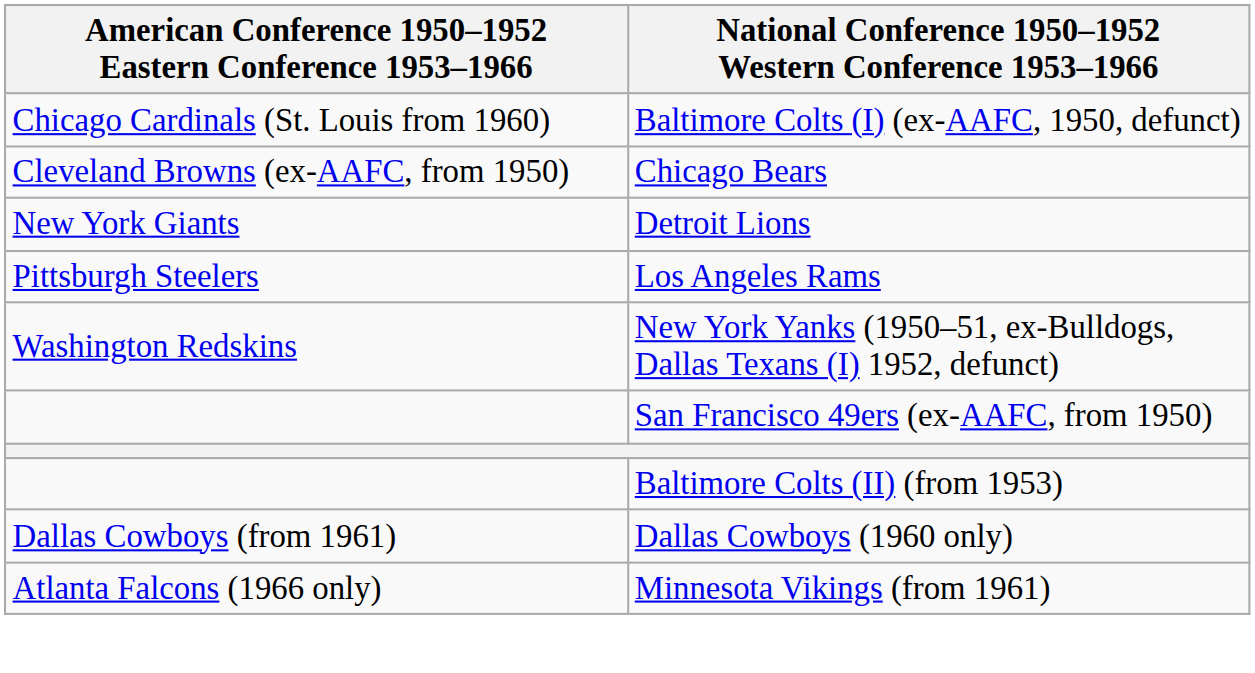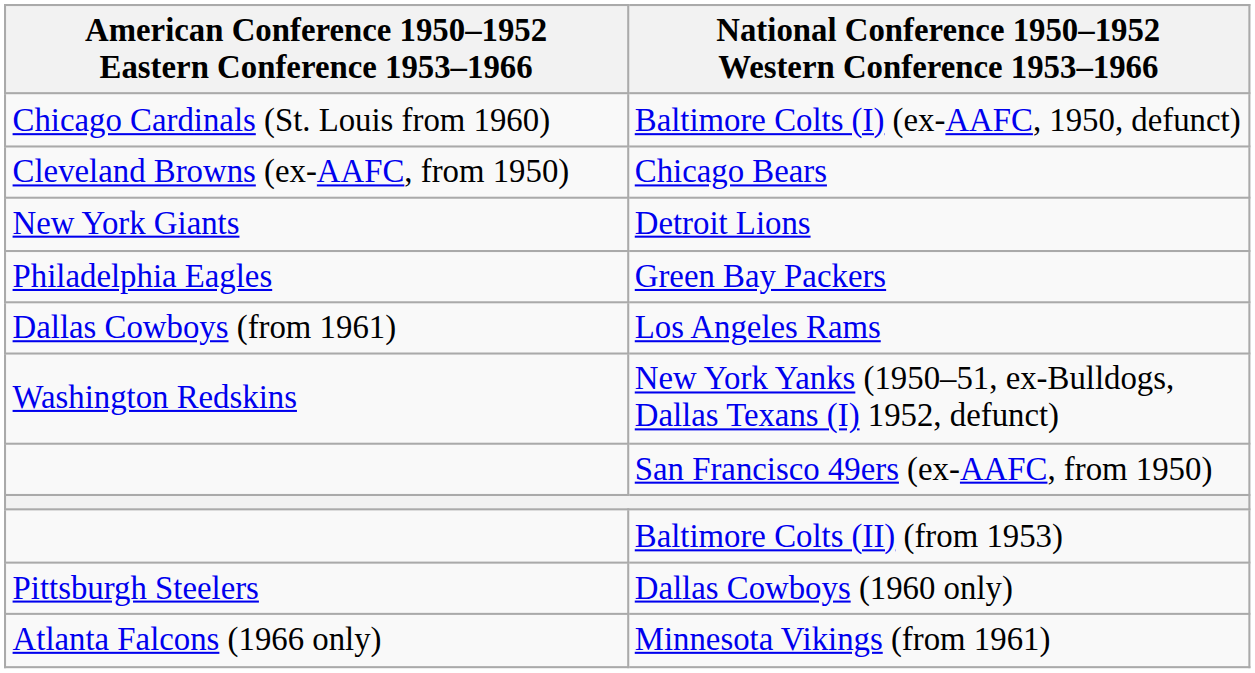+ row: (760, 275)
(136, 275) Pittsburgh Steelers -> (204, 327) Dallas Cowboys (from 1961)
(204, 535) Dallas Cowboys (from 1961) -> (136, 587) Pittsburgh Steelers
